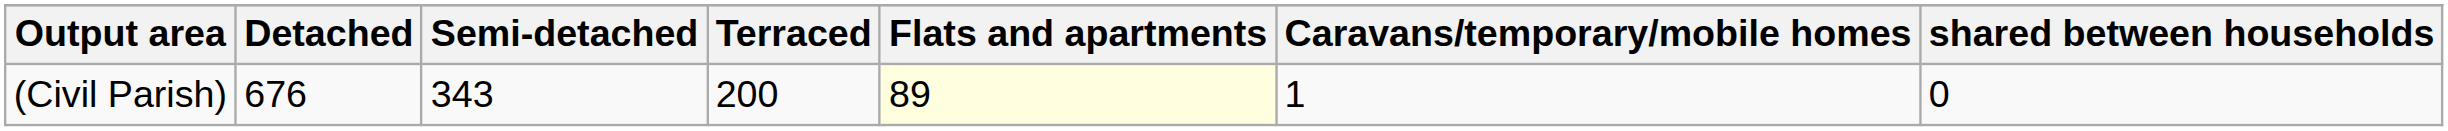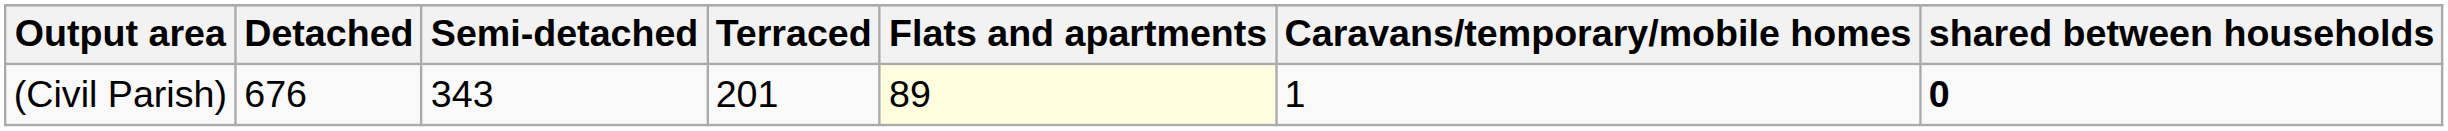(747, 93) 200 -> (747, 93) 201
(1939, 93) normal -> (1939, 93) bold
